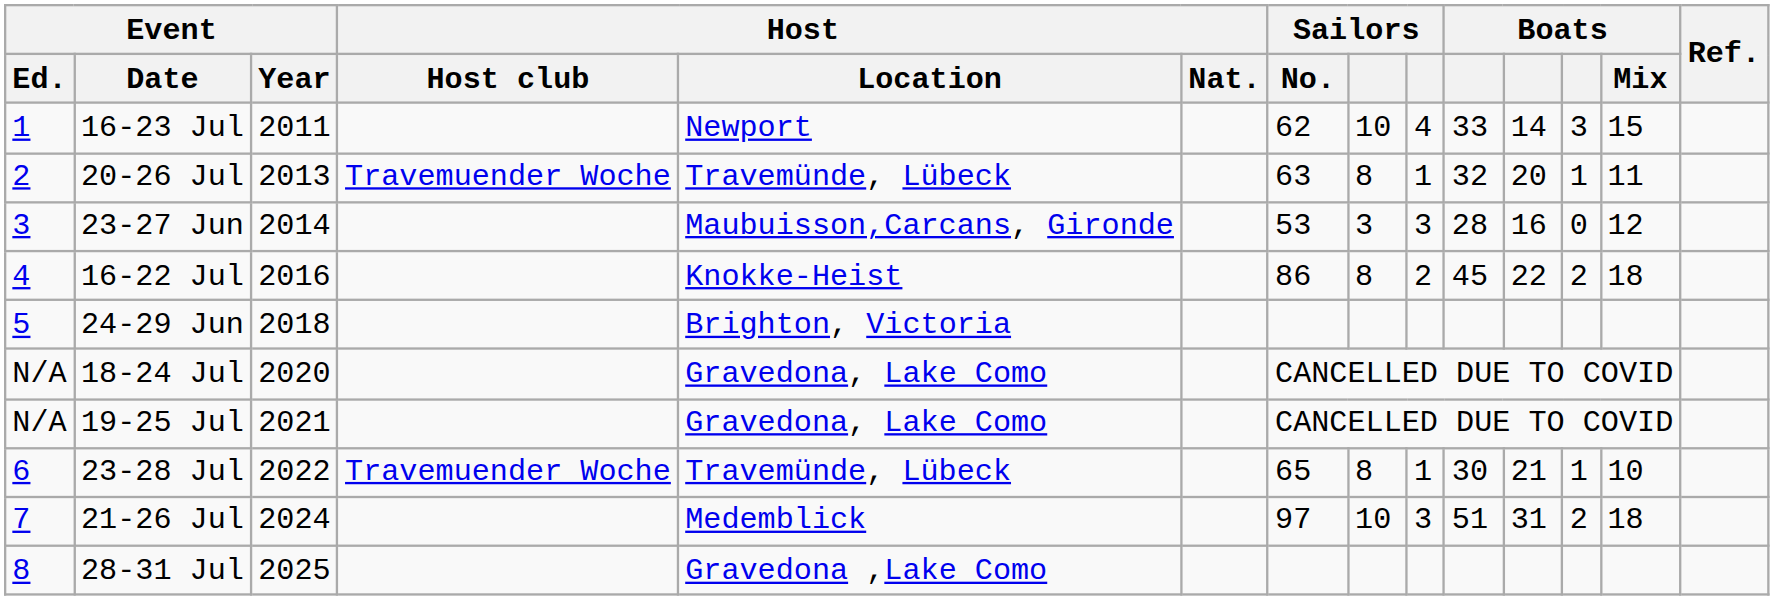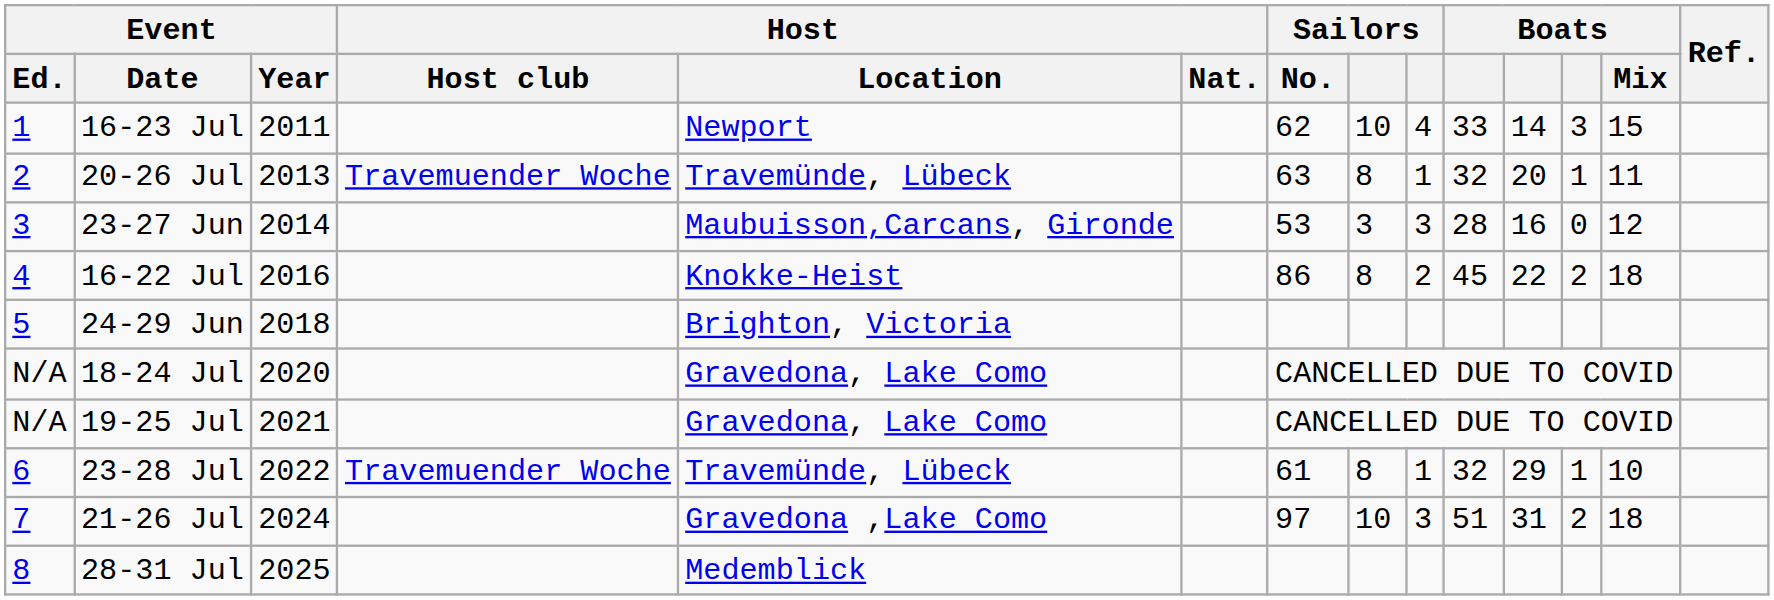(1293, 472) 65 -> (1293, 472) 61
(1470, 472) 30 -> (1470, 472) 32
(1529, 472) 21 -> (1529, 472) 29
(776, 521) Medemblick -> (866, 521) Gravedona ,Lake Como
(866, 570) Gravedona ,Lake Como -> (776, 570) Medemblick
